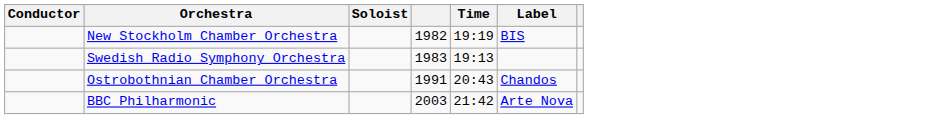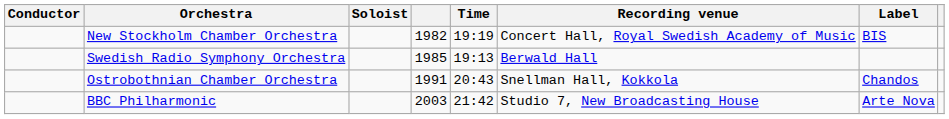+ column: (678, 16)
(431, 59) 1983 -> (431, 59) 1985
